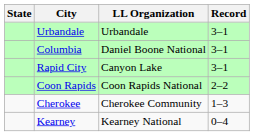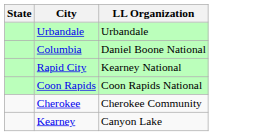- column: (229, 13)
(132, 67) Canyon Lake -> (141, 67) Kearney National
(141, 121) Kearney National -> (132, 121) Canyon Lake
